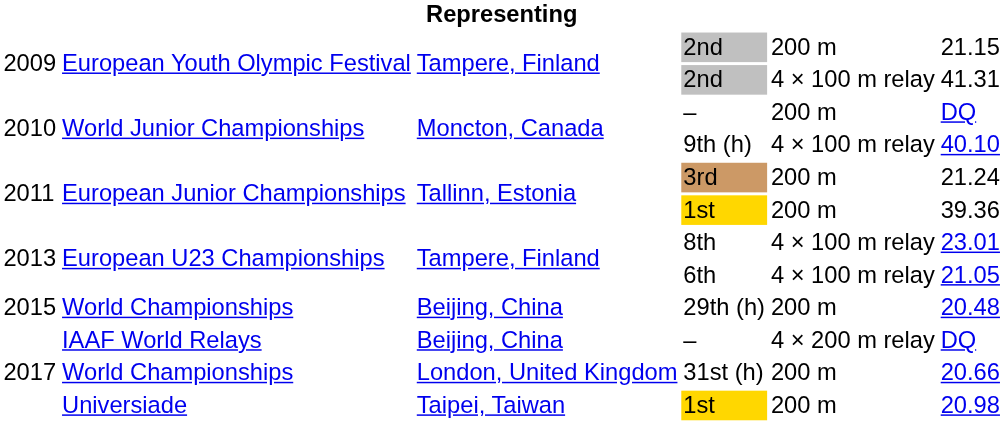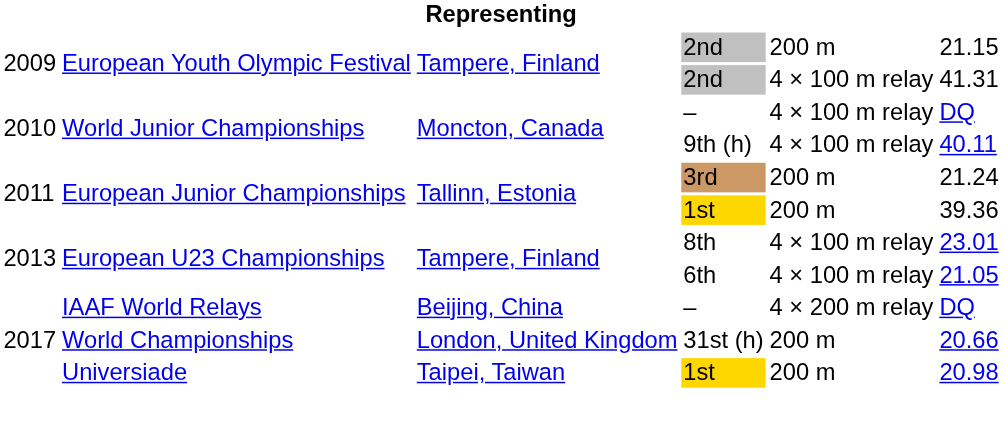(804, 112) 200 m -> (852, 112) 4 × 100 m relay
(970, 144) 40.10 -> (968, 144) 40.11
- row: (178, 307)
